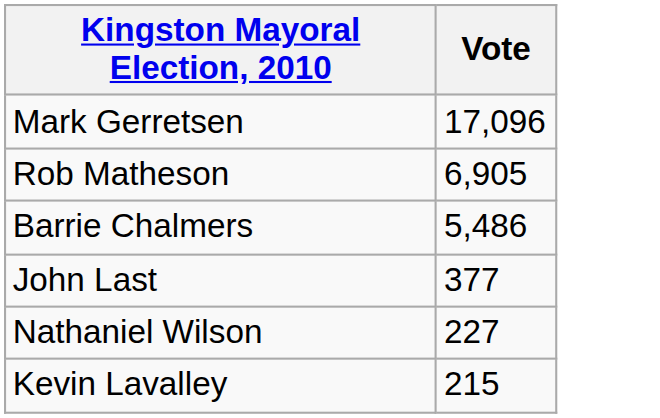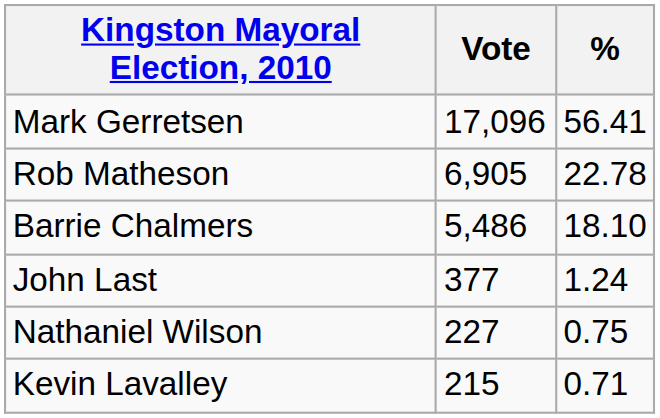+ column: (605, 49)
